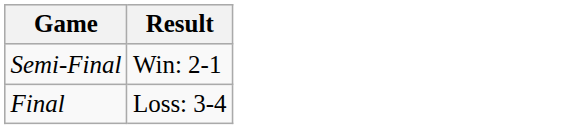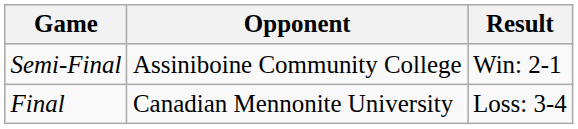+ column: (297, 24)
